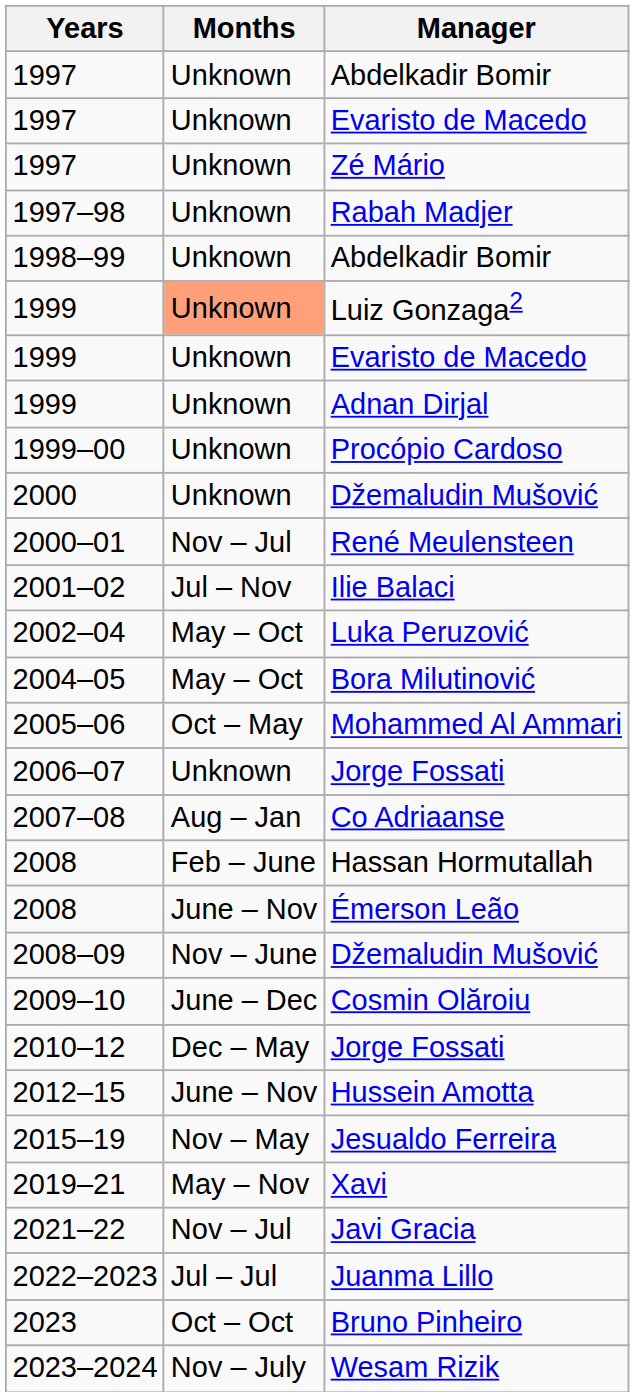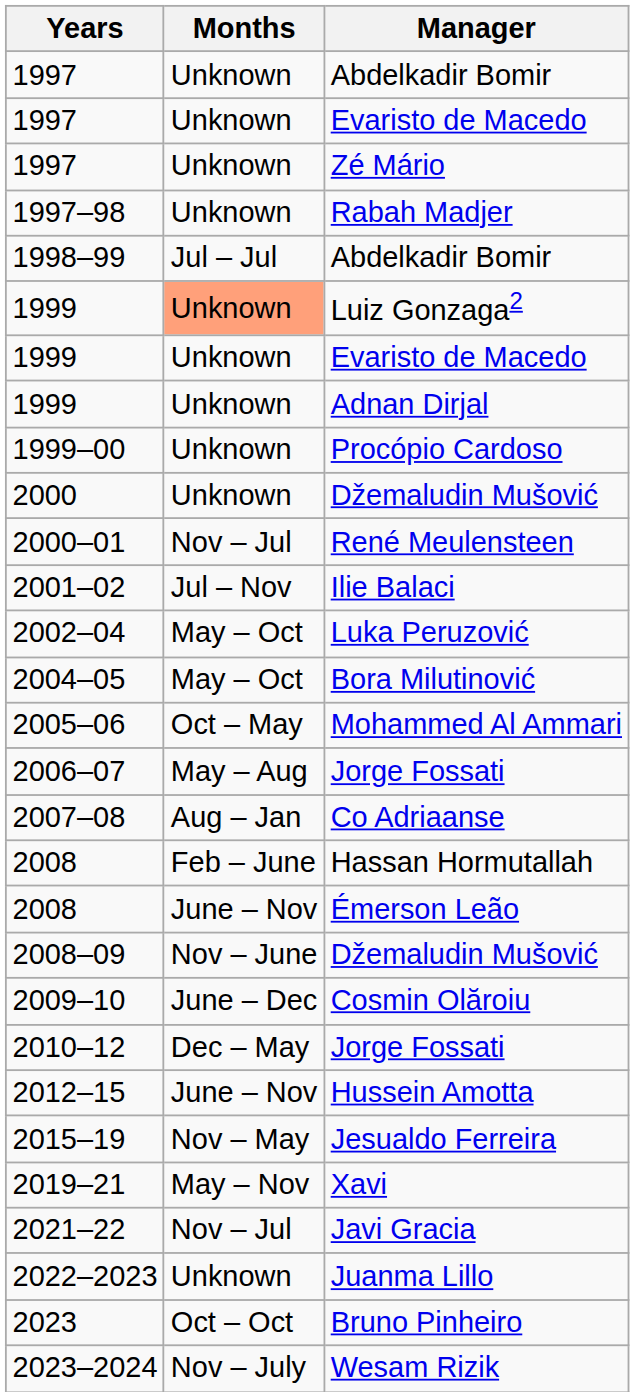(231, 258) Unknown -> (224, 258) Jul – Jul
(231, 771) Unknown -> (239, 771) May – Aug
(224, 1276) Jul – Jul -> (231, 1276) Unknown
